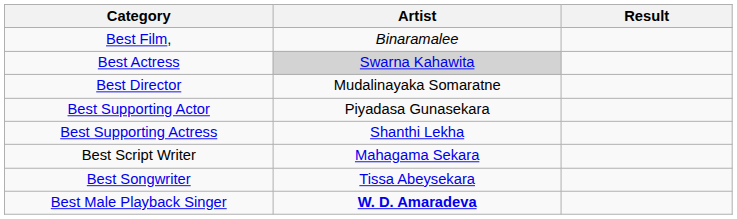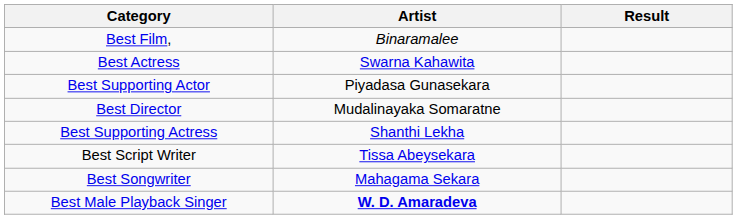(417, 62) lightgrey background -> (417, 62) no background
rows swapped: (139, 86) <-> (139, 109)
(417, 156) Mahagama Sekara -> (417, 156) Tissa Abeysekara
(417, 179) Tissa Abeysekara -> (417, 179) Mahagama Sekara
